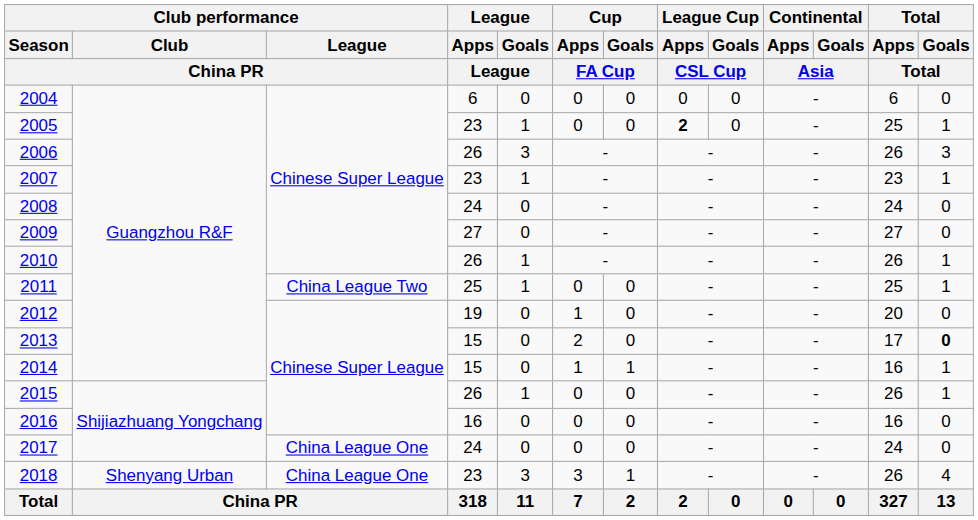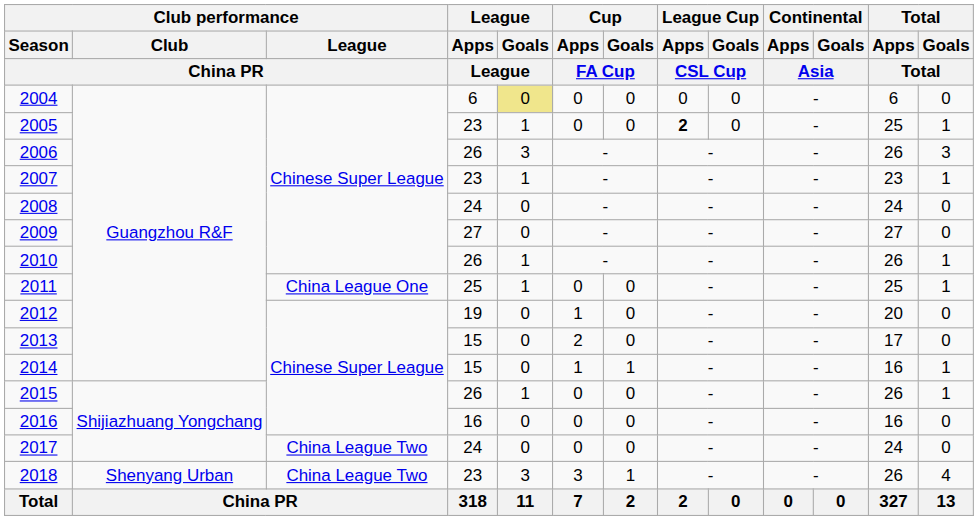(525, 98) no background -> (525, 98) khaki background
(357, 286) China League Two -> (357, 286) China League One
(946, 340) bold -> (946, 340) normal
(357, 448) China League One -> (357, 448) China League Two
(357, 475) China League One -> (357, 475) China League Two
